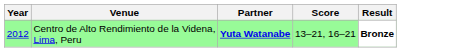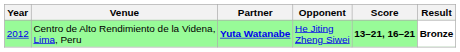+ column: (322, 13)
(325, 34) normal -> (385, 34) bold
